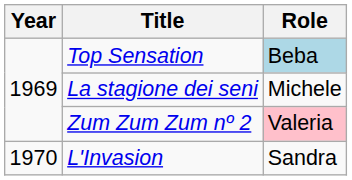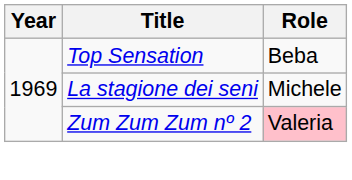(293, 55) lightblue background -> (293, 55) no background
- row: (115, 157)
